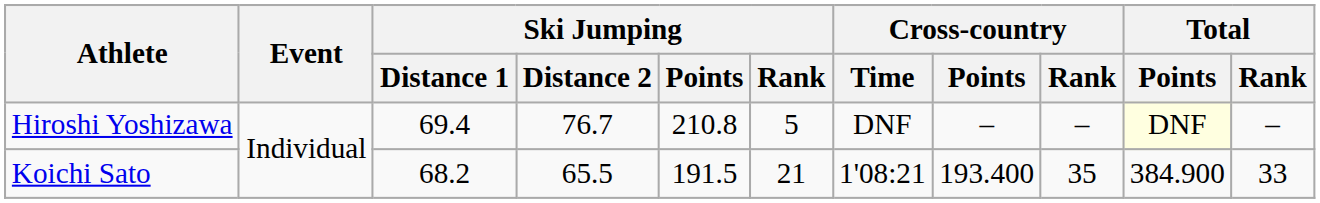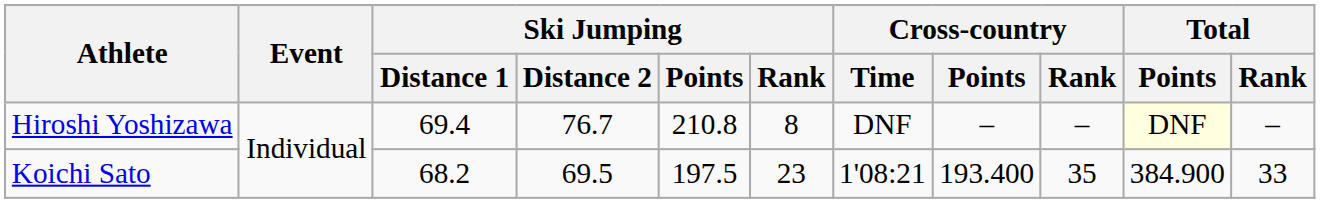(791, 125) 5 -> (791, 125) 8
(587, 173) 65.5 -> (587, 173) 69.5
(705, 173) 191.5 -> (705, 173) 197.5
(791, 173) 21 -> (791, 173) 23
